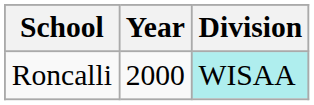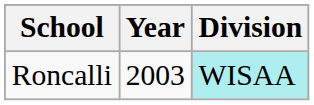(155, 74) 2000 -> (155, 74) 2003
